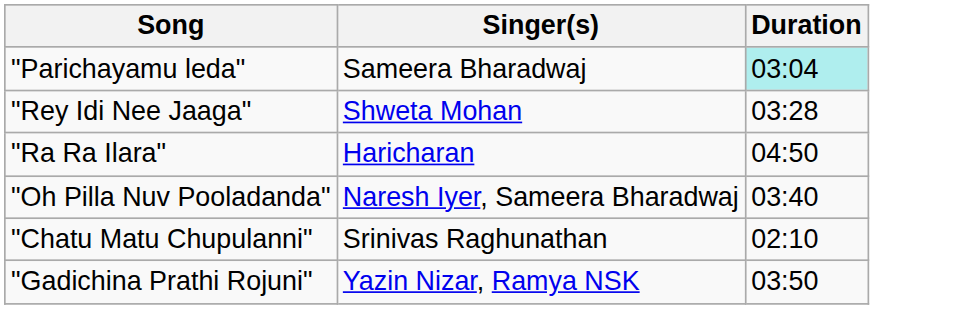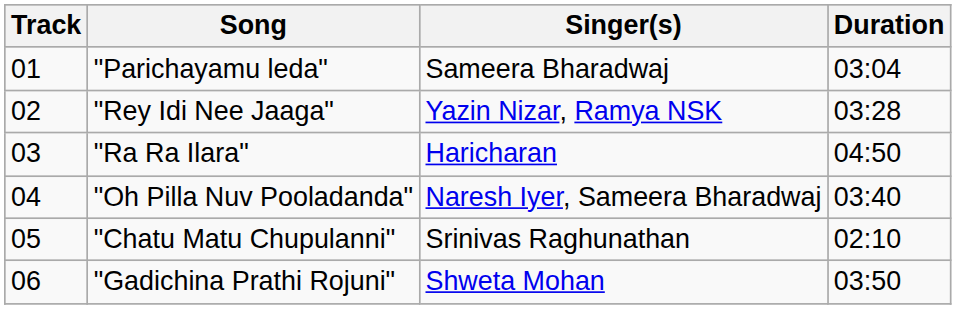+ column: (46, 25)
(785, 68) paleturquoise background -> (867, 68) no background
(433, 111) Shweta Mohan -> (574, 111) Yazin Nizar, Ramya NSK
(491, 281) Yazin Nizar, Ramya NSK -> (515, 281) Shweta Mohan
